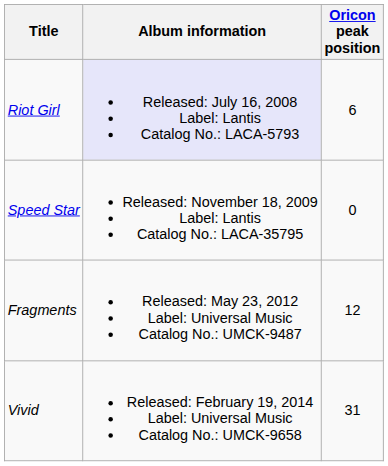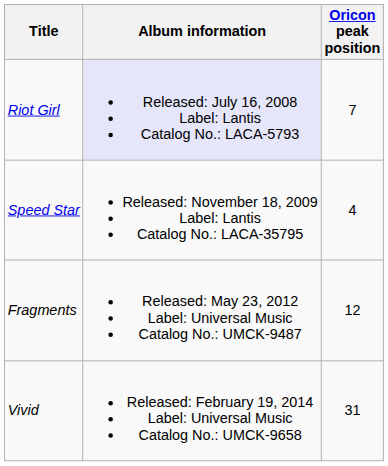(352, 109) 6 -> (352, 109) 7
(352, 210) 0 -> (352, 210) 4
